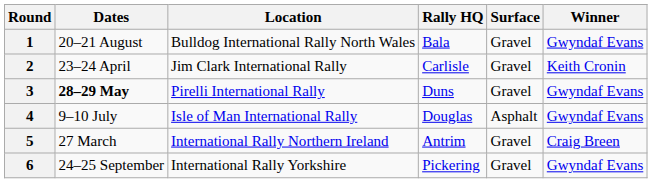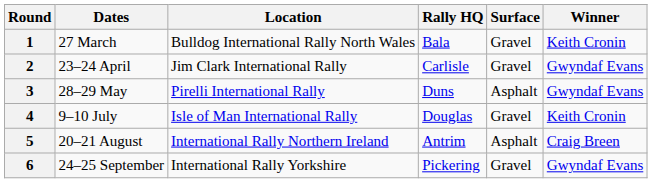(100, 41) 20–21 August -> (87, 41) 27 March
(595, 41) Gwyndaf Evans -> (586, 41) Keith Cronin
(586, 66) Keith Cronin -> (595, 66) Gwyndaf Evans
(94, 91) bold -> (93, 91) normal
(511, 91) Gravel -> (514, 91) Asphalt
(514, 116) Asphalt -> (511, 116) Gravel
(595, 116) Gwyndaf Evans -> (586, 116) Keith Cronin
(87, 141) 27 March -> (100, 141) 20–21 August
(511, 141) Gravel -> (514, 141) Asphalt
